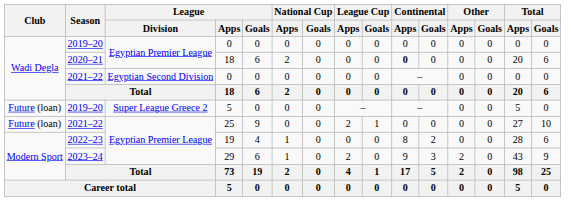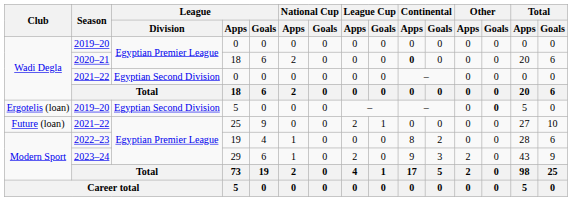(35, 108) Future (loan) -> (38, 108) Ergotelis (loan)
(160, 108) Super League Greece 2 -> (167, 108) Egyptian Second Division
(490, 108) normal -> (496, 108) bold
